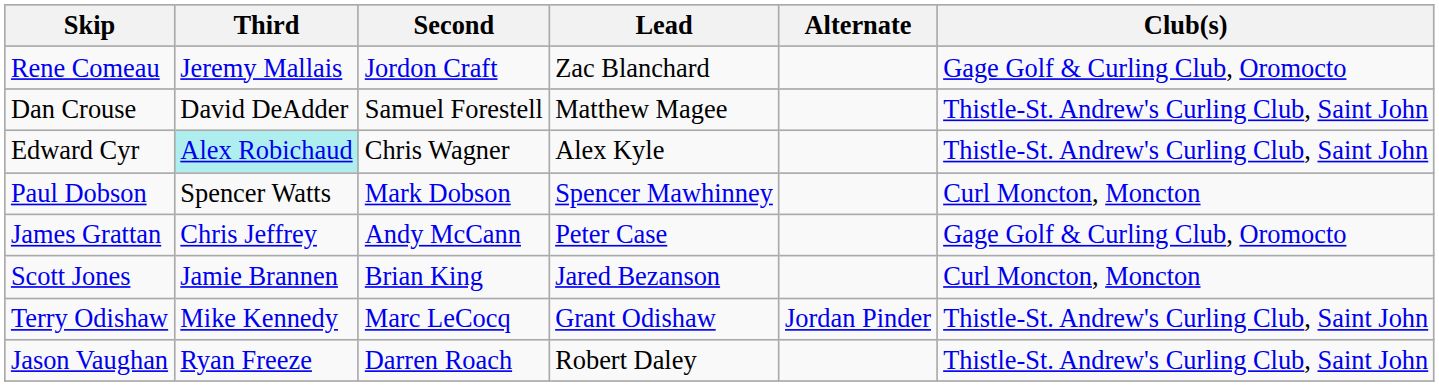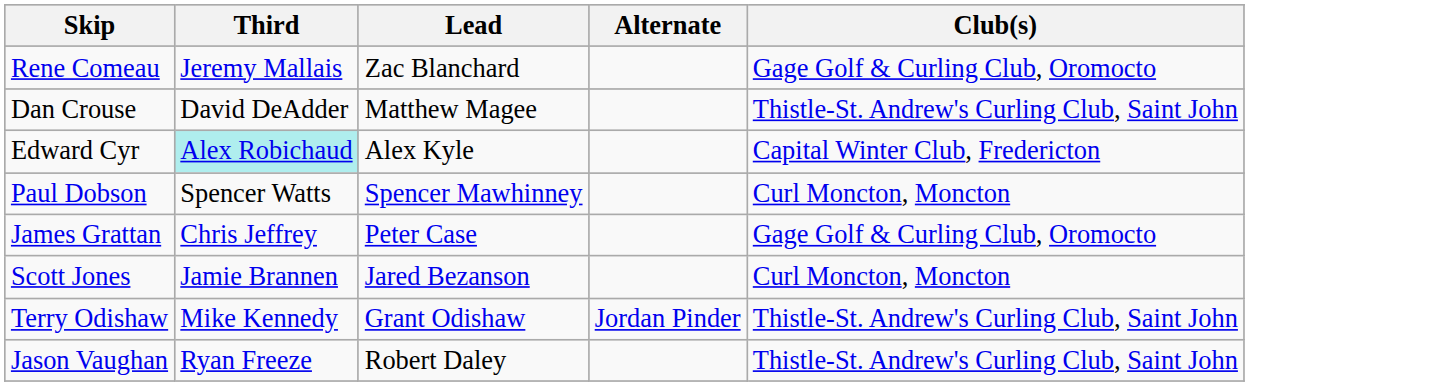- column: (454, 25)
(1186, 151) Thistle-St. Andrew's Curling Club, Saint John -> (927, 151) Capital Winter Club, Fredericton
